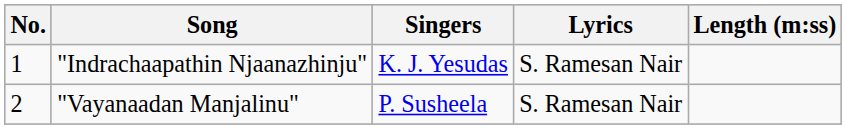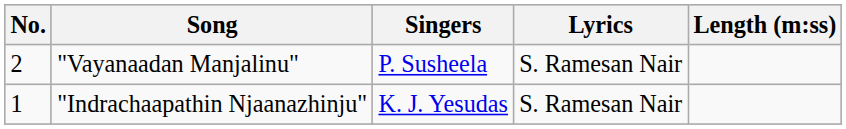rows swapped: (212, 64) <-> (178, 104)
